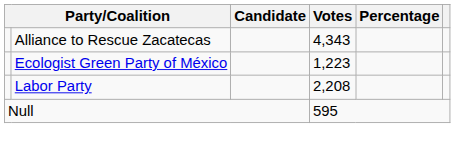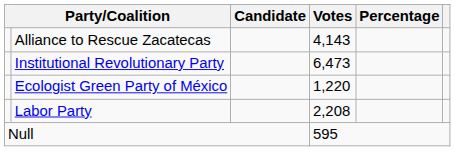(332, 39) 4,343 -> (332, 39) 4,143
+ row: (119, 63)
(332, 63) 1,223 -> (332, 87) 1,220
